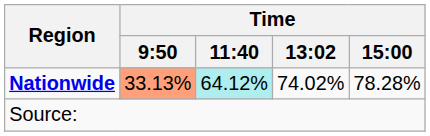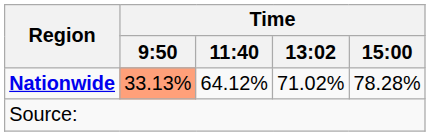(234, 83) paleturquoise background -> (234, 83) no background
(311, 83) 74.02% -> (311, 83) 71.02%
